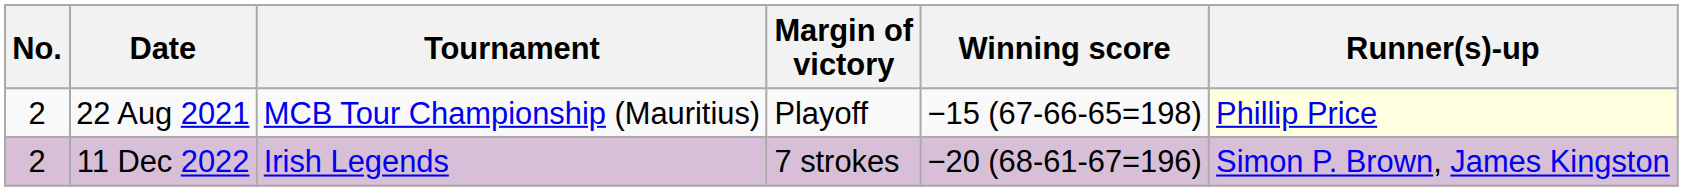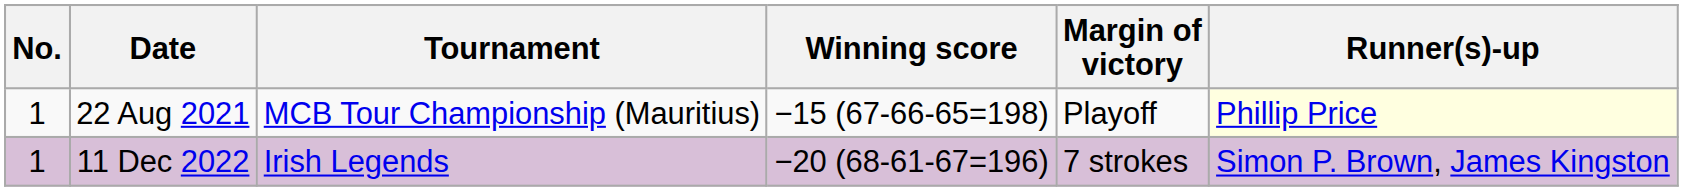columns swapped: (1065, 47) <-> (844, 47)
(37, 113) 2 -> (37, 113) 1
(37, 162) 2 -> (37, 162) 1
